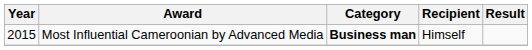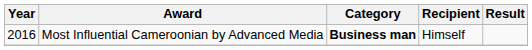(22, 34) 2015 -> (22, 34) 2016
